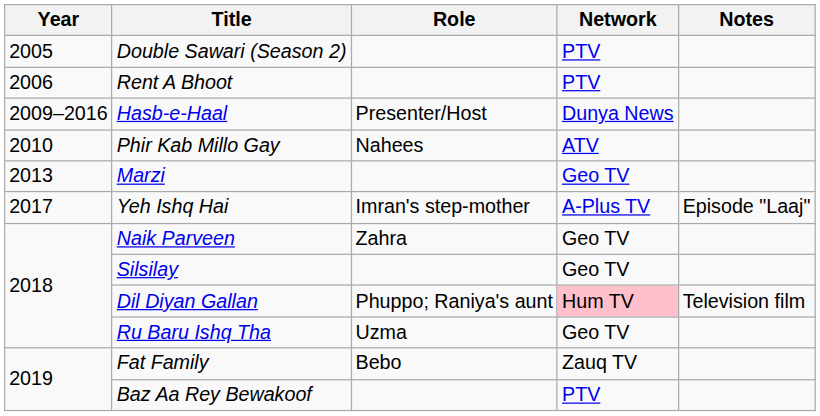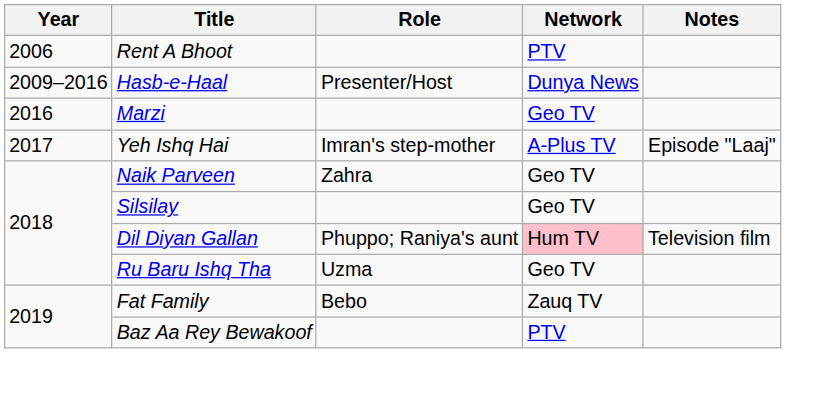- row: (232, 51)
- row: (198, 144)
(31, 176) 2013 -> (31, 113) 2016
